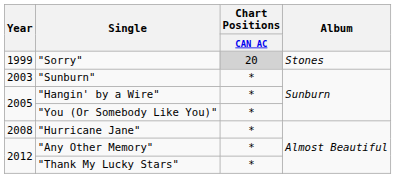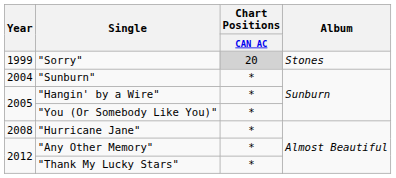(20, 78) 2003 -> (20, 78) 2004
